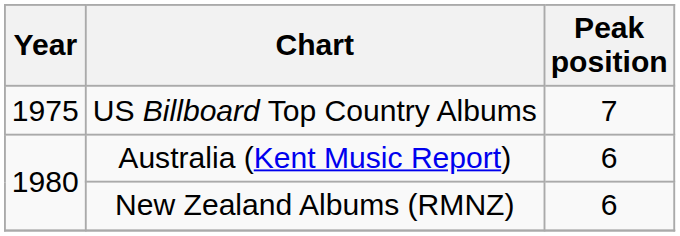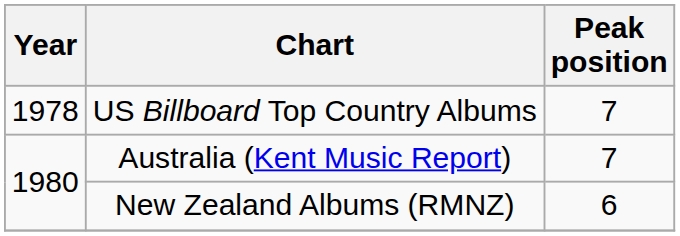(45, 109) 1975 -> (45, 109) 1978
(609, 157) 6 -> (609, 157) 7
